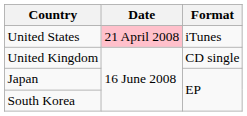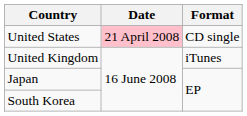(203, 36) iTunes -> (212, 36) CD single
(212, 57) CD single -> (203, 57) iTunes
